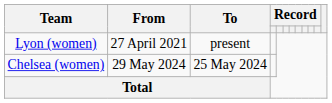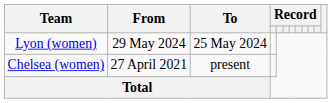(149, 43) 27 April 2021 -> (149, 43) 29 May 2024
(230, 43) present -> (230, 43) 25 May 2024
(149, 65) 29 May 2024 -> (149, 65) 27 April 2021
(230, 65) 25 May 2024 -> (230, 65) present
